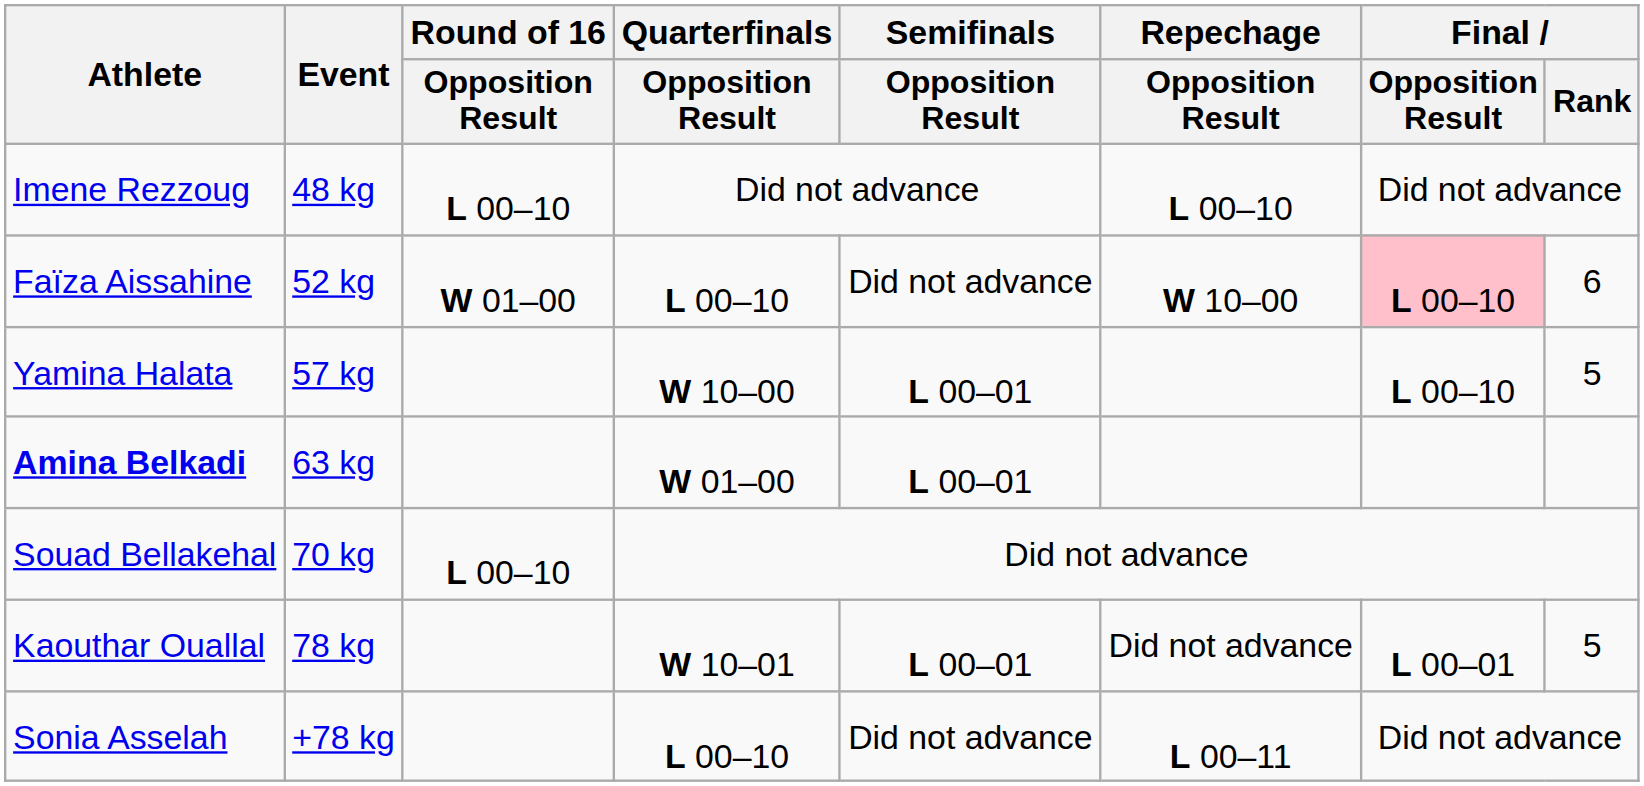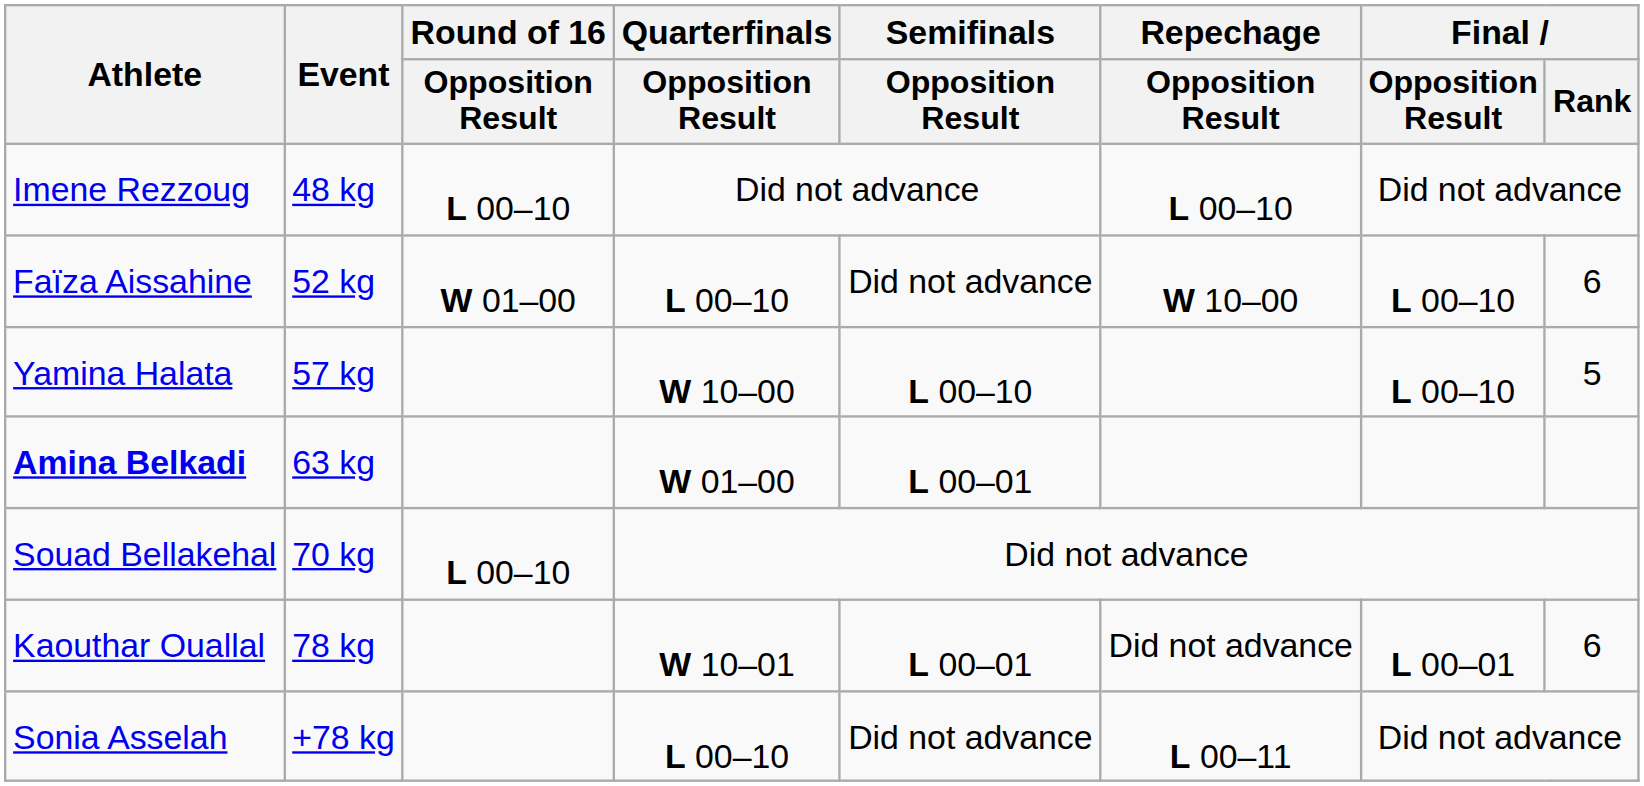(1453, 300) pink background -> (1453, 300) no background
(970, 391) L 00–01 -> (970, 391) L 00–10
(1592, 646) 5 -> (1592, 646) 6
